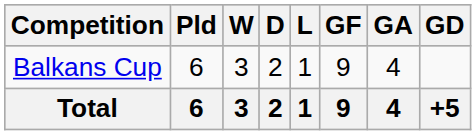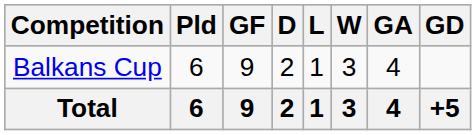columns swapped: (241, 25) <-> (343, 25)
